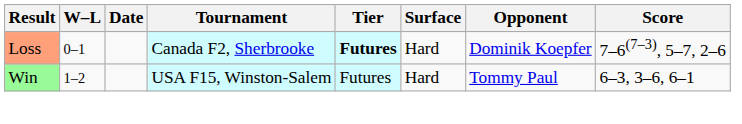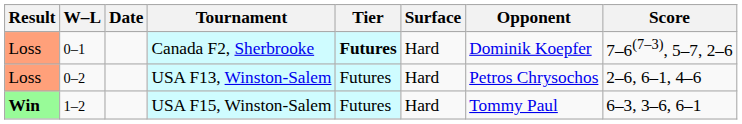+ row: (241, 77)
(23, 77) normal -> (24, 105) bold
